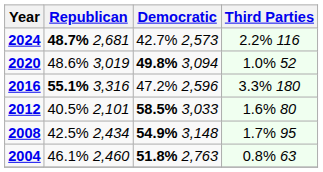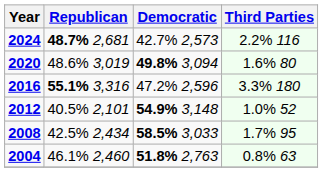(269, 63) 1.0% 52 -> (269, 63) 1.6% 80
(177, 109) 58.5% 3,033 -> (177, 109) 54.9% 3,148
(269, 109) 1.6% 80 -> (269, 109) 1.0% 52
(177, 132) 54.9% 3,148 -> (177, 132) 58.5% 3,033
